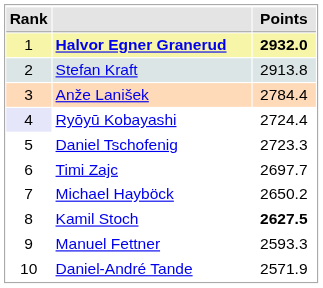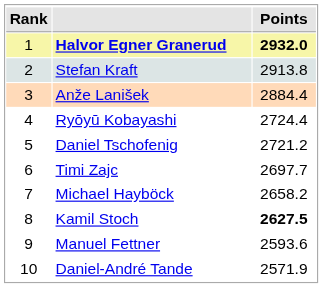(284, 95) 2784.4 -> (284, 95) 2884.4
(29, 120) lavender background -> (29, 120) no background
(284, 145) 2723.3 -> (284, 145) 2721.2
(284, 194) 2650.2 -> (284, 194) 2658.2
(284, 244) 2593.3 -> (284, 244) 2593.6
